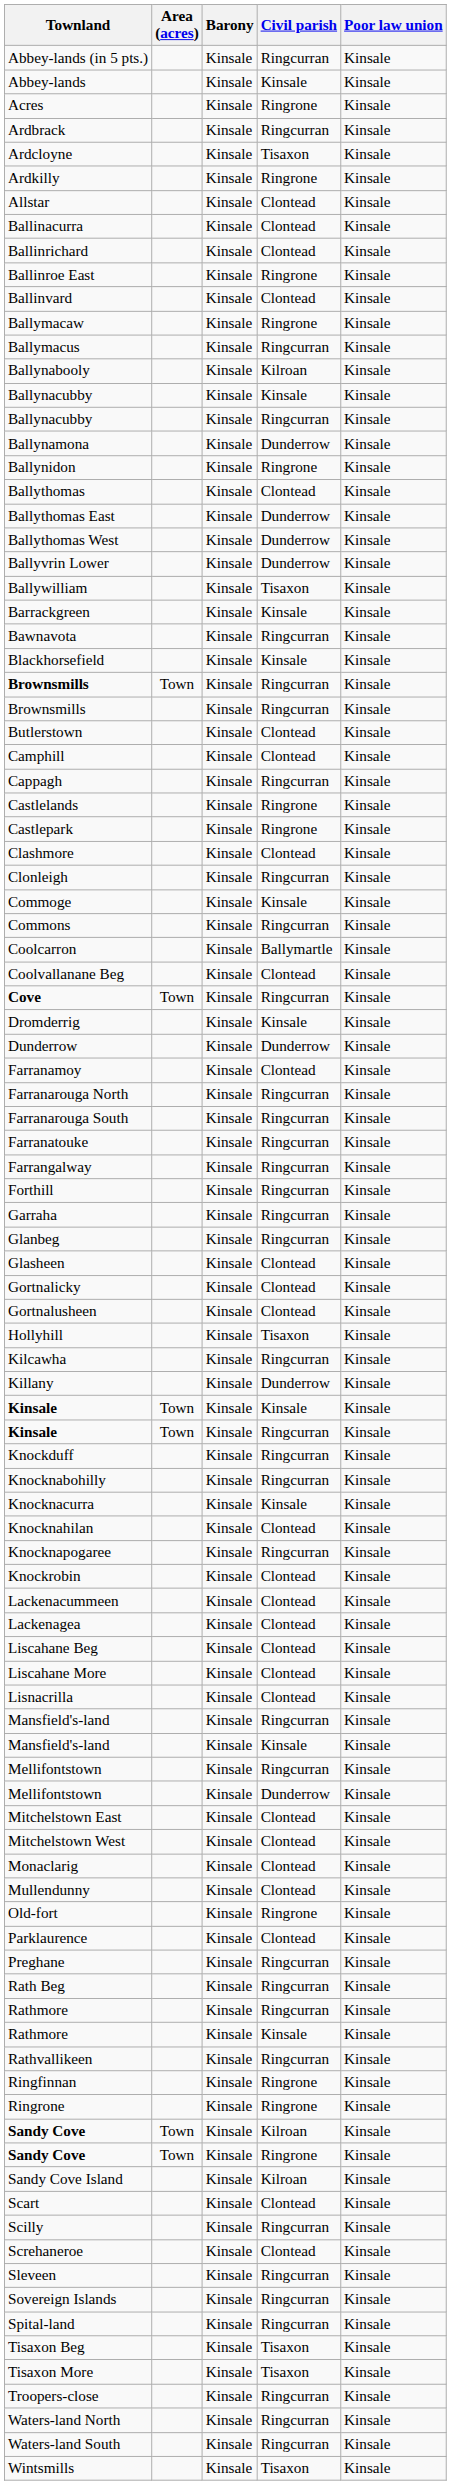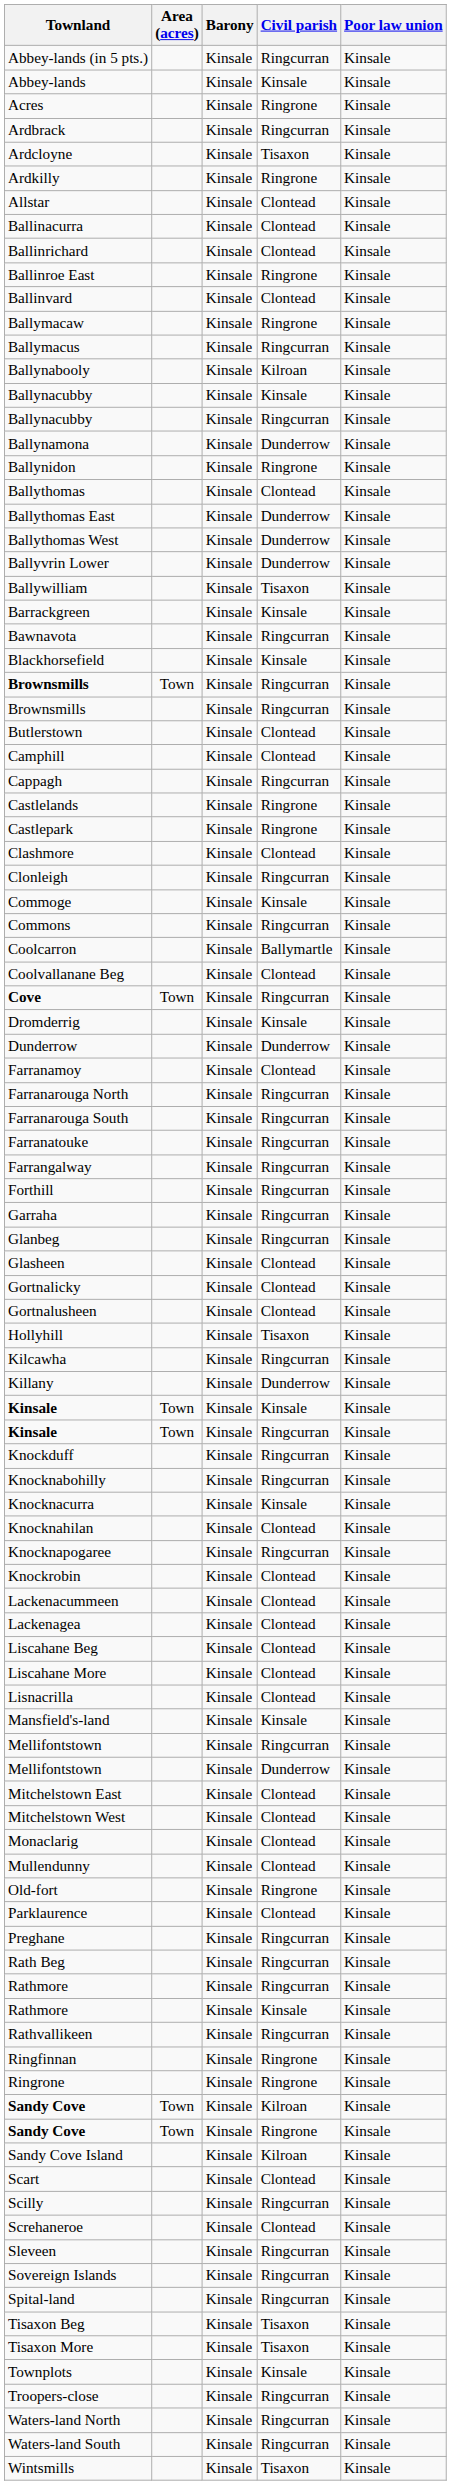- row: (59, 1721)
+ row: (40, 2371)
